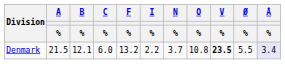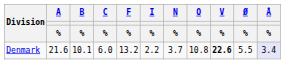(59, 51) 21.5 -> (59, 51) 21.6
(82, 51) 12.1 -> (82, 51) 10.1
(222, 51) 23.5 -> (222, 51) 22.6
